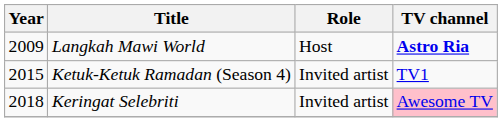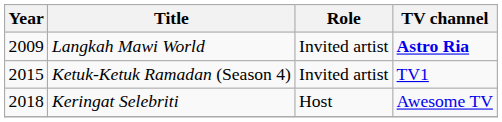(316, 46) Host -> (344, 46) Invited artist
(344, 102) Invited artist -> (316, 102) Host
(445, 102) pink background -> (445, 102) no background
